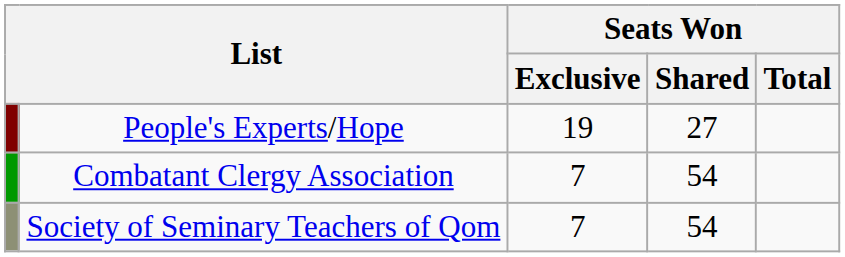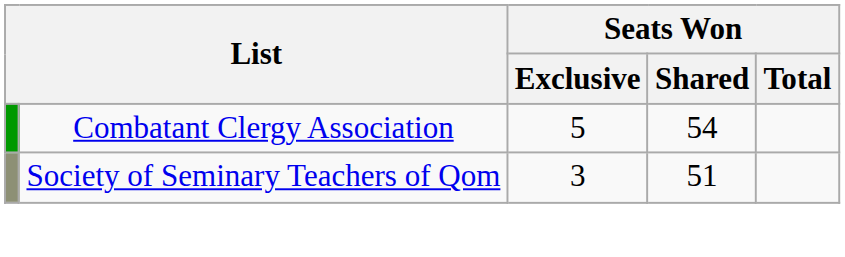- row: (263, 127)
(578, 176) 7 -> (578, 127) 5
(578, 226) 7 -> (578, 176) 3
(702, 226) 54 -> (702, 176) 51
